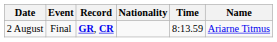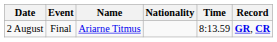columns swapped: (239, 12) <-> (96, 12)
